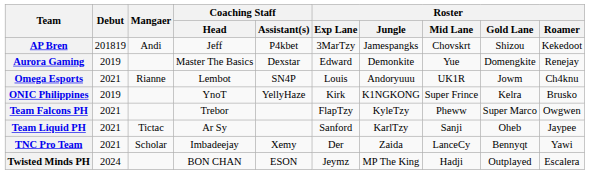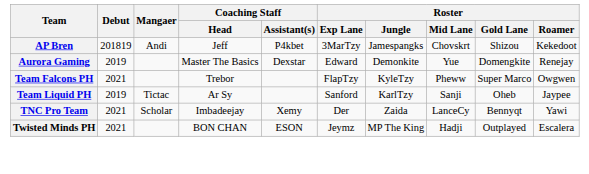- row: (49, 78)
- row: (49, 95)
(110, 128) 2021 -> (116, 95) 2019
(110, 161) 2024 -> (116, 128) 2021
